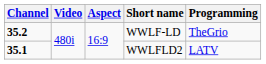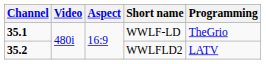(17, 31) 35.2 -> (17, 31) 35.1
(17, 50) 35.1 -> (17, 50) 35.2
